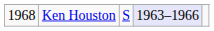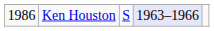(22, 15) 1968 -> (22, 15) 1986
